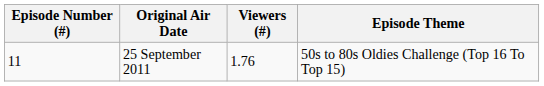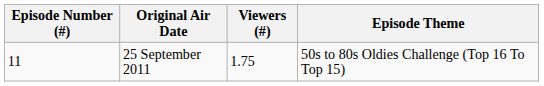(242, 61) 1.76 -> (242, 61) 1.75
